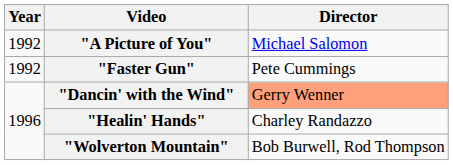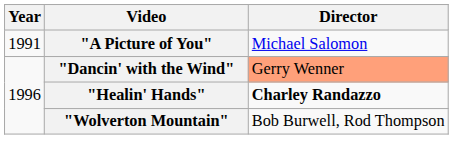(25, 43) 1992 -> (25, 43) 1991
- row: (146, 69)
(312, 120) normal -> (316, 95) bold
